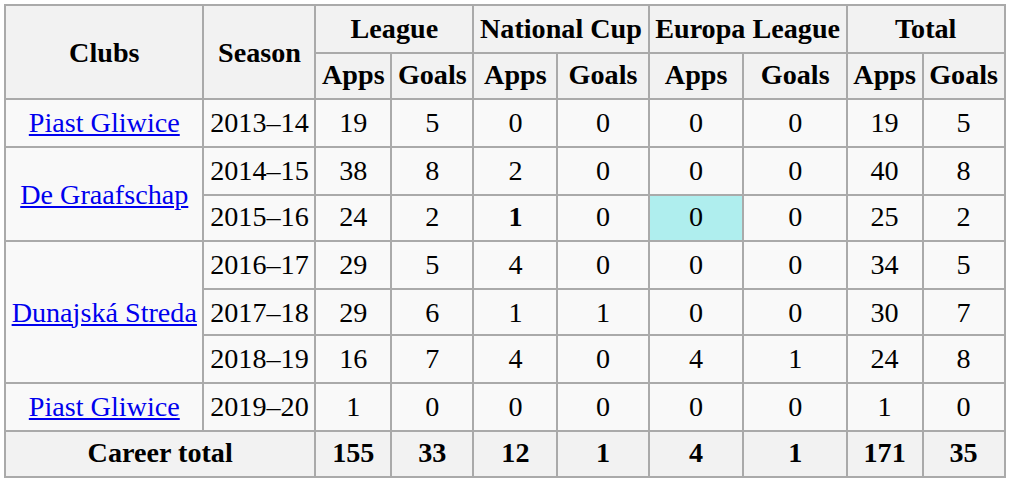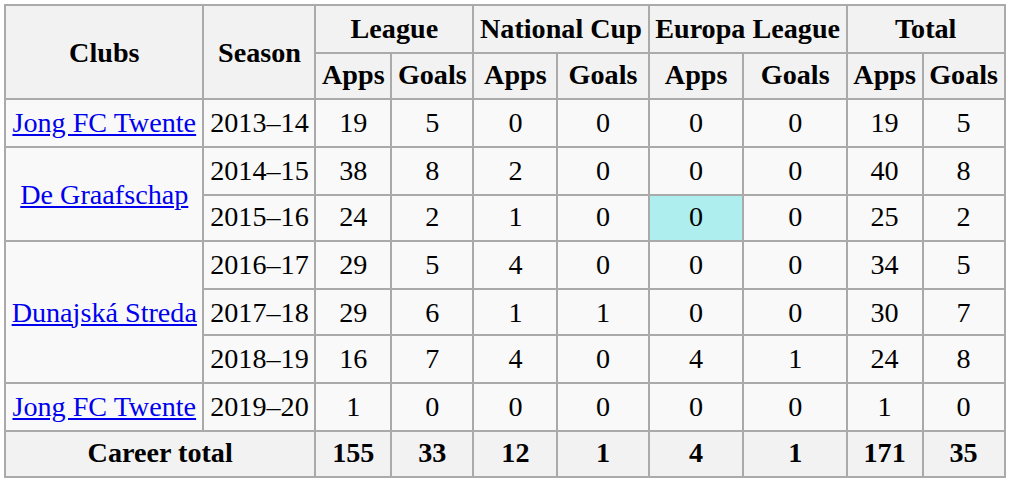(104, 122) Piast Gliwice -> (104, 122) Jong FC Twente
(515, 217) bold -> (515, 217) normal
(104, 406) Piast Gliwice -> (104, 406) Jong FC Twente
